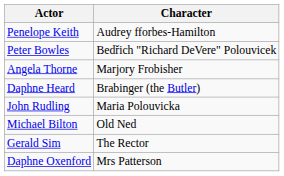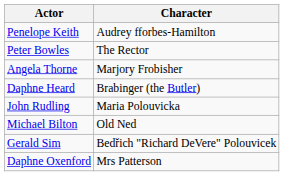(186, 50) Bedřich "Richard DeVere" Polouvicek -> (123, 50) The Rector
(123, 143) The Rector -> (186, 143) Bedřich "Richard DeVere" Polouvicek
